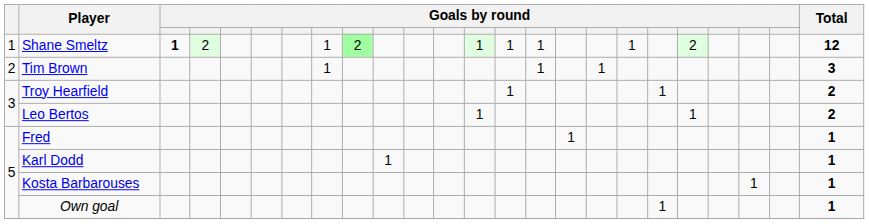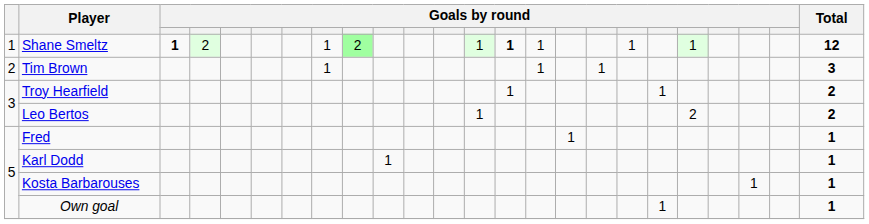(510, 45) normal -> (510, 45) bold
(693, 45) 2 -> (693, 45) 1
(693, 115) 1 -> (693, 115) 2
